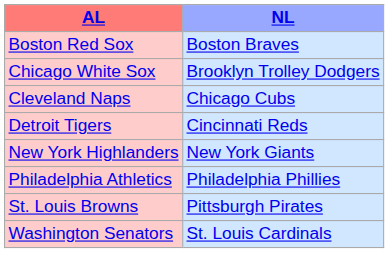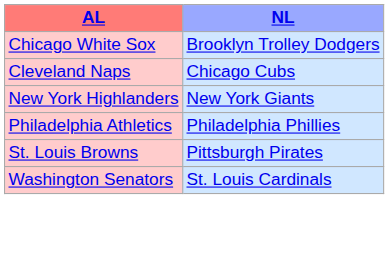- row: (71, 45)
- row: (60, 126)
